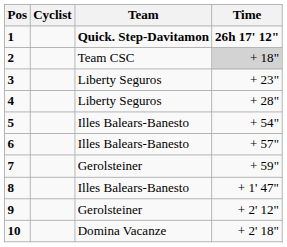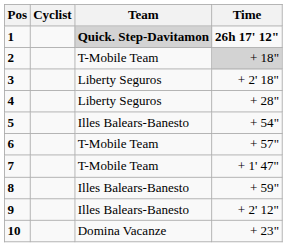(143, 37) no background -> (143, 37) lightgrey background
(106, 58) Team CSC -> (118, 58) T-Mobile Team
(264, 80) + 23" -> (258, 80) + 2' 18"
(133, 144) Illes Balears-Banesto -> (118, 144) T-Mobile Team
(110, 166) Gerolsteiner -> (118, 166) T-Mobile Team
(264, 166) + 59" -> (258, 166) + 1' 47"
(258, 187) + 1' 47" -> (264, 187) + 59"
(110, 209) Gerolsteiner -> (133, 209) Illes Balears-Banesto
(258, 231) + 2' 18" -> (264, 231) + 23"
